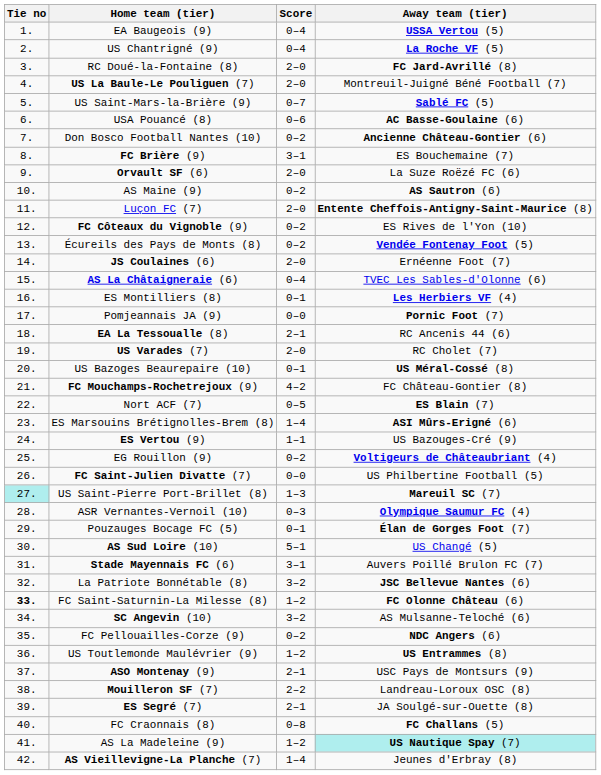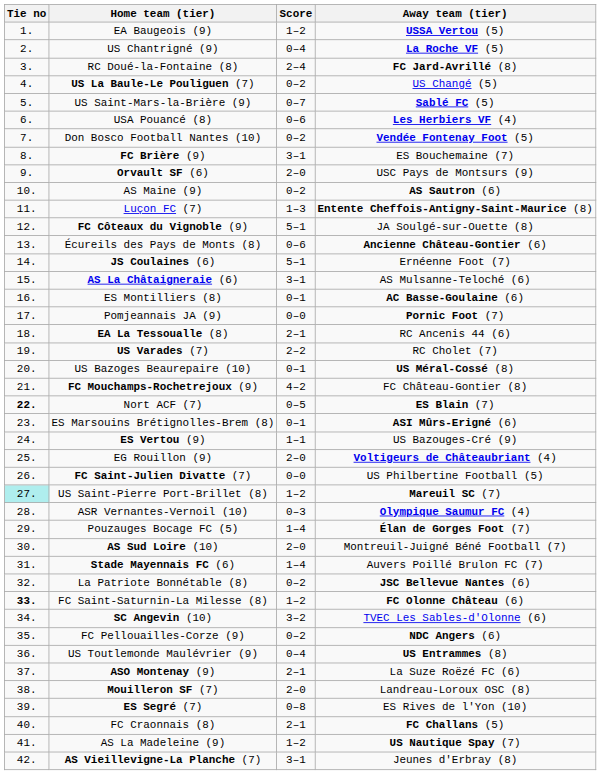(296, 31) 0–4 -> (296, 31) 1–2
(296, 67) 2–0 -> (296, 67) 2–4
(296, 85) 2–0 -> (296, 85) 0–2
(455, 85) Montreuil-Juigné Béné Football (7) -> (455, 85) US Changé (5)
(455, 120) AC Basse-Goulaine (6) -> (455, 120) Les Herbiers VF (4)
(455, 138) Ancienne Château-Gontier (6) -> (455, 138) Vendée Fontenay Foot (5)
(455, 173) La Suze Roëzé FC (6) -> (455, 173) USC Pays de Montsurs (9)
(296, 209) 2–0 -> (296, 209) 1–3
(296, 227) 0–2 -> (296, 227) 5–1
(455, 227) ES Rives de l'Yon (10) -> (455, 227) JA Soulgé-sur-Ouette (8)
(296, 245) 0–2 -> (296, 245) 0–6
(455, 245) Vendée Fontenay Foot (5) -> (455, 245) Ancienne Château-Gontier (6)
(296, 262) 2–0 -> (296, 262) 5–1
(296, 280) 0–4 -> (296, 280) 3–1
(455, 280) TVEC Les Sables-d'Olonne (6) -> (455, 280) AS Mulsanne-Teloché (6)
(455, 298) Les Herbiers VF (4) -> (455, 298) AC Basse-Goulaine (6)
(296, 351) 2–0 -> (296, 351) 2–2
(27, 405) normal -> (27, 405) bold
(296, 423) 1–4 -> (296, 423) 0–1
(296, 458) 0–2 -> (296, 458) 2–0
(296, 494) 1–3 -> (296, 494) 1–2
(296, 529) 0–1 -> (296, 529) 1–4
(296, 547) 5–1 -> (296, 547) 2–0
(455, 547) US Changé (5) -> (455, 547) Montreuil-Juigné Béné Football (7)
(296, 565) 3–1 -> (296, 565) 1–4
(296, 583) 3–2 -> (296, 583) 0–2
(455, 618) AS Mulsanne-Teloché (6) -> (455, 618) TVEC Les Sables-d'Olonne (6)
(296, 654) 1–2 -> (296, 654) 0–4
(455, 672) USC Pays de Montsurs (9) -> (455, 672) La Suze Roëzé FC (6)
(296, 690) 2–2 -> (296, 690) 2–0
(296, 707) 2–1 -> (296, 707) 0–8
(455, 707) JA Soulgé-sur-Ouette (8) -> (455, 707) ES Rives de l'Yon (10)
(296, 725) 0–8 -> (296, 725) 2–1
(455, 743) paleturquoise background -> (455, 743) no background
(296, 761) 1–4 -> (296, 761) 3–1
